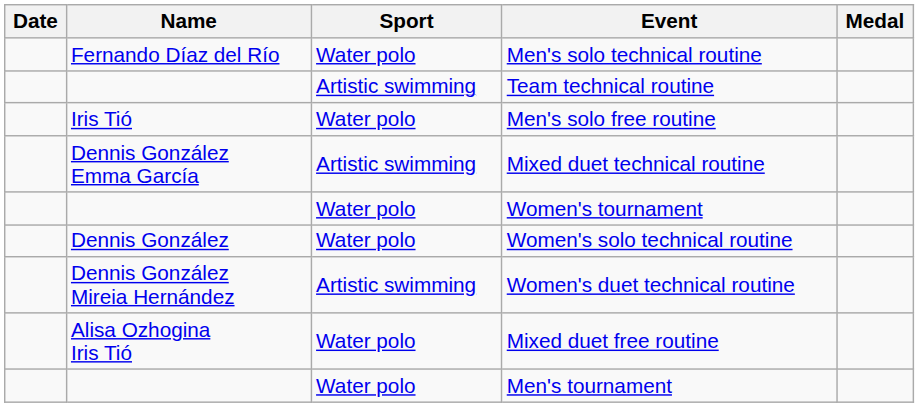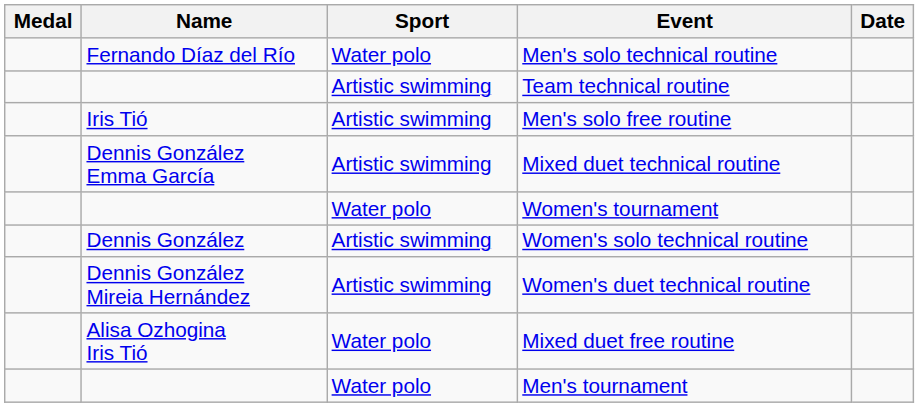columns swapped: (875, 21) <-> (35, 21)
(366, 120) Water polo -> (412, 120) Artistic swimming
(366, 241) Water polo -> (412, 241) Artistic swimming
